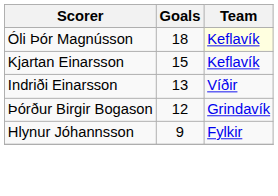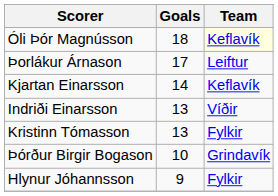+ row: (65, 62)
(180, 62) 15 -> (180, 86) 14
+ row: (69, 132)
(180, 109) 12 -> (180, 156) 10
